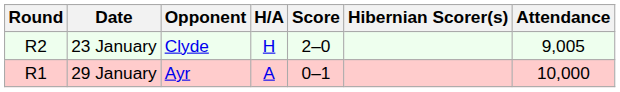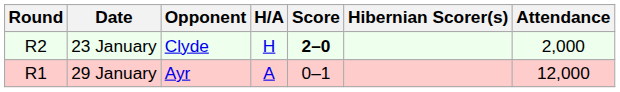(316, 45) normal -> (316, 45) bold
(563, 45) 9,005 -> (563, 45) 2,000
(563, 73) 10,000 -> (563, 73) 12,000
